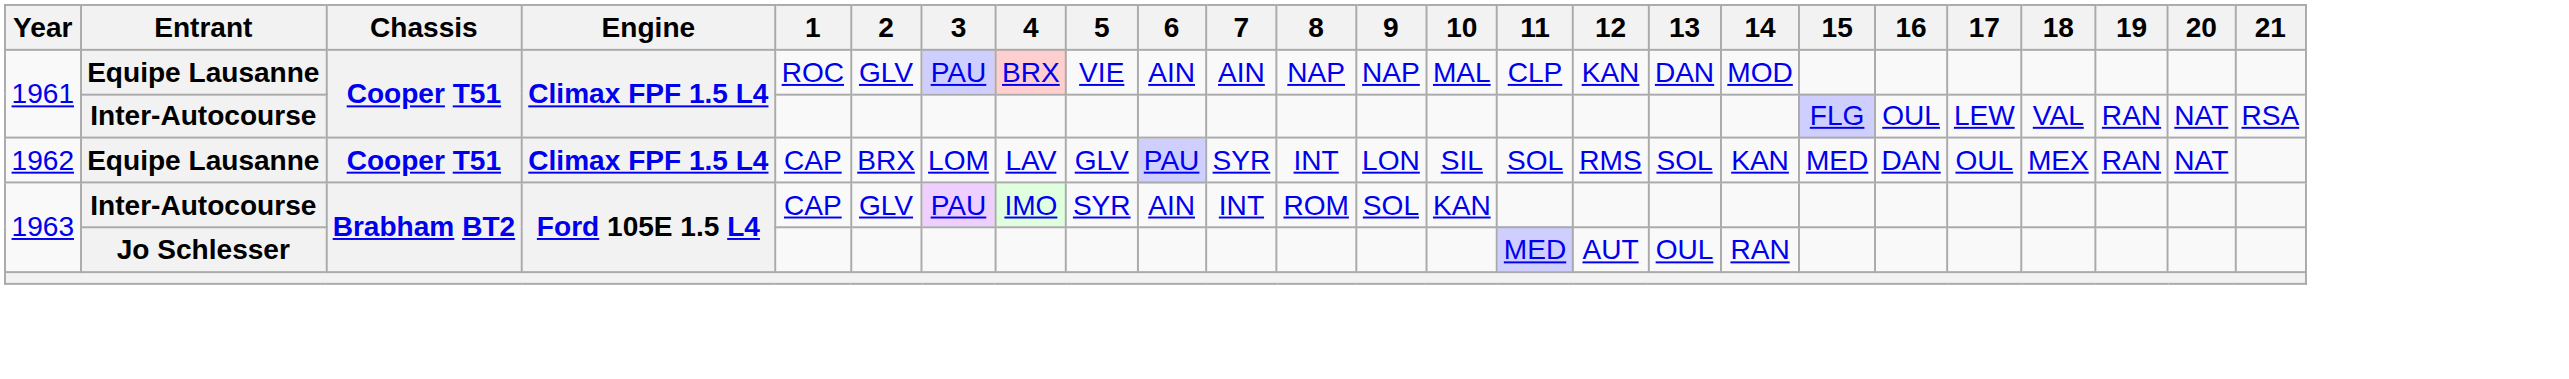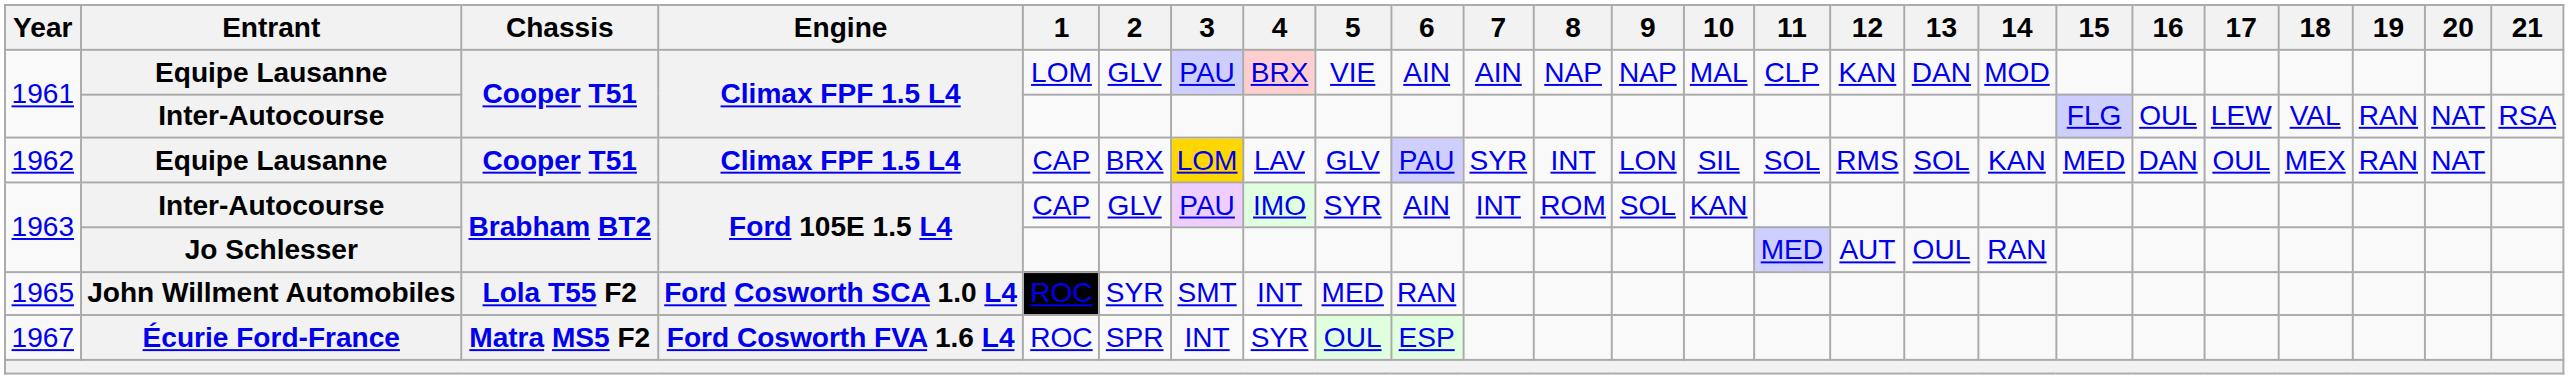(813, 72) ROC -> (1061, 72) LOM
(958, 161) no background -> (1207, 161) gold background
+ row: (43, 294)
+ row: (43, 338)
